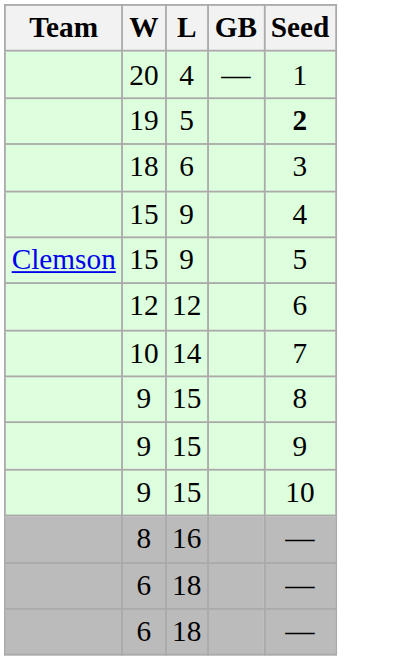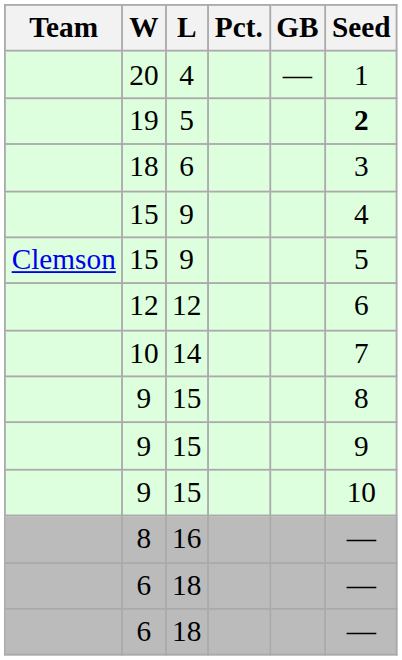+ column: (239, 27)
